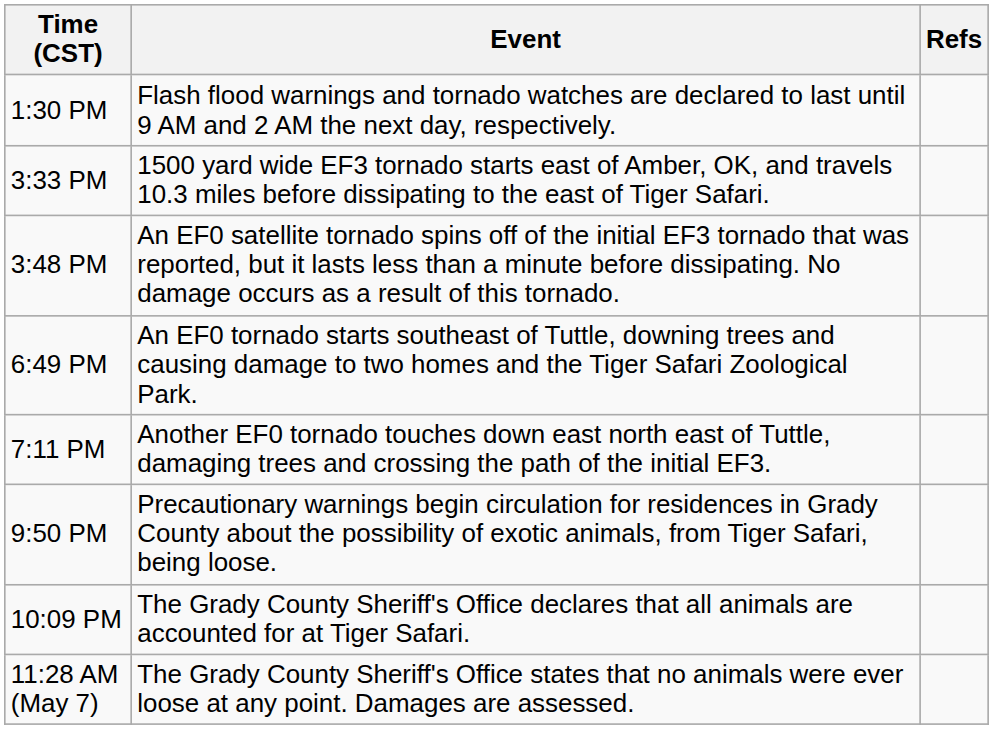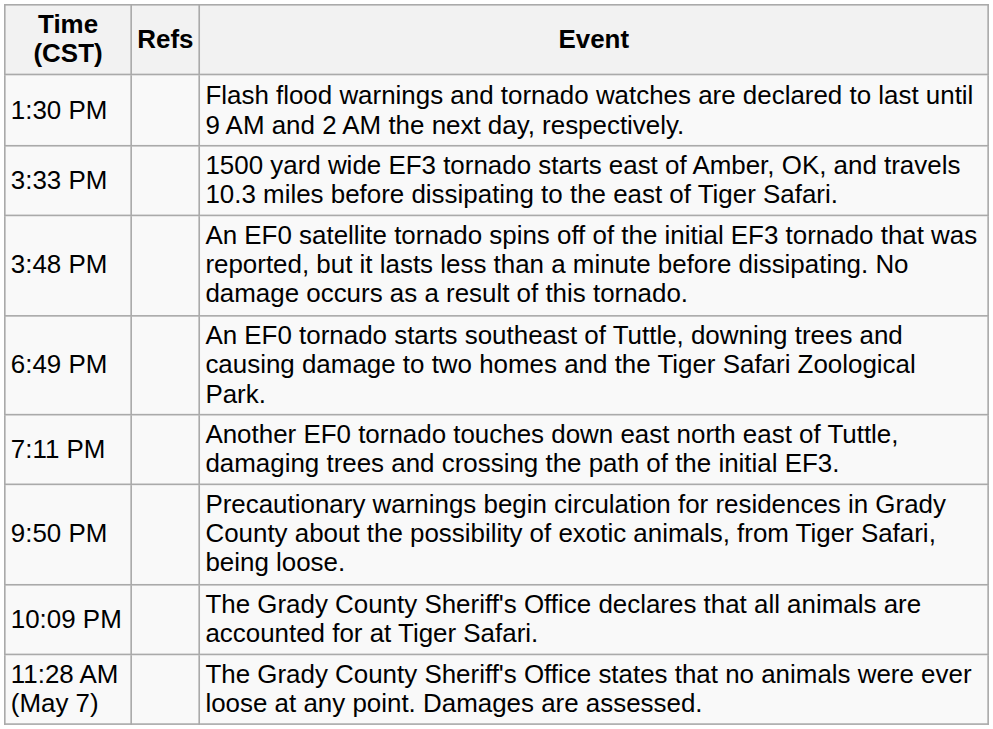columns swapped: (526, 39) <-> (954, 39)
